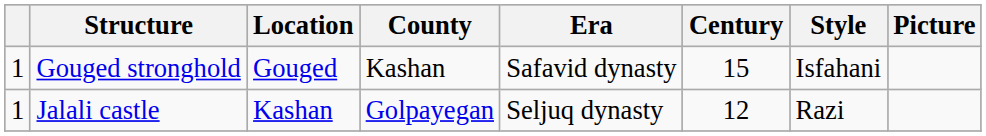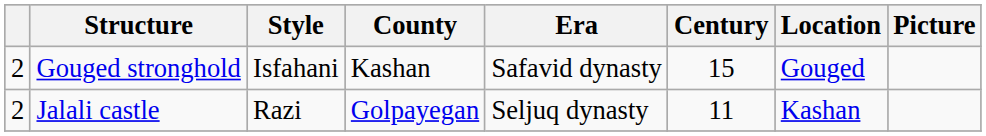columns swapped: (303, 25) <-> (838, 25)
(18, 67) 1 -> (18, 67) 2
(18, 109) 1 -> (18, 109) 2
(736, 109) 12 -> (721, 109) 11
